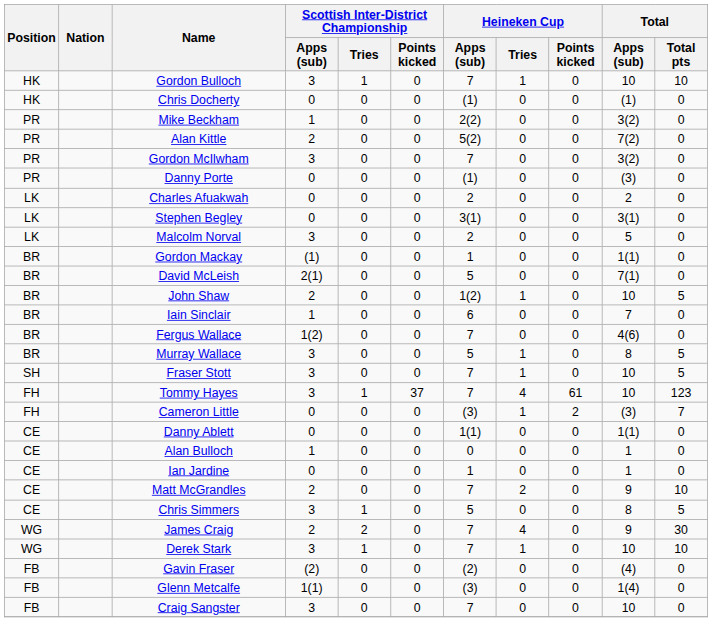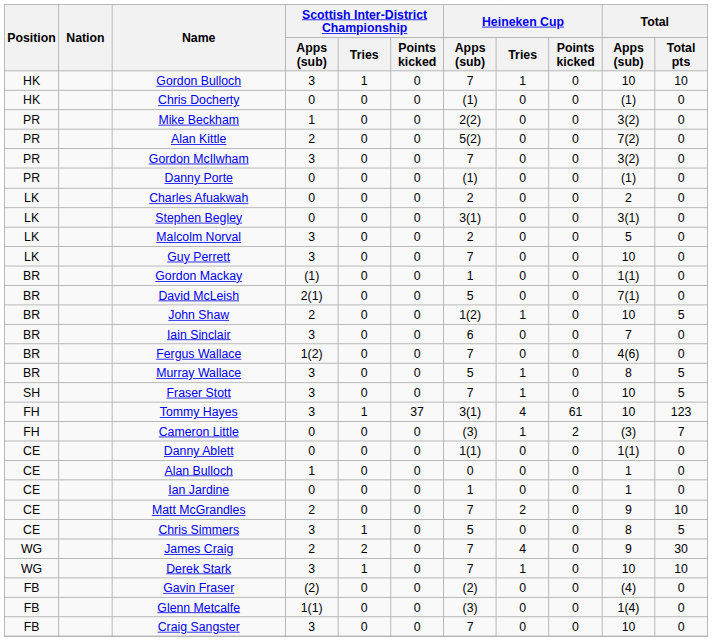(629, 178) (3) -> (629, 178) (1)
+ row: (199, 256)
(312, 315) 1 -> (312, 334) 3
(470, 393) 7 -> (470, 412) 3(1)
